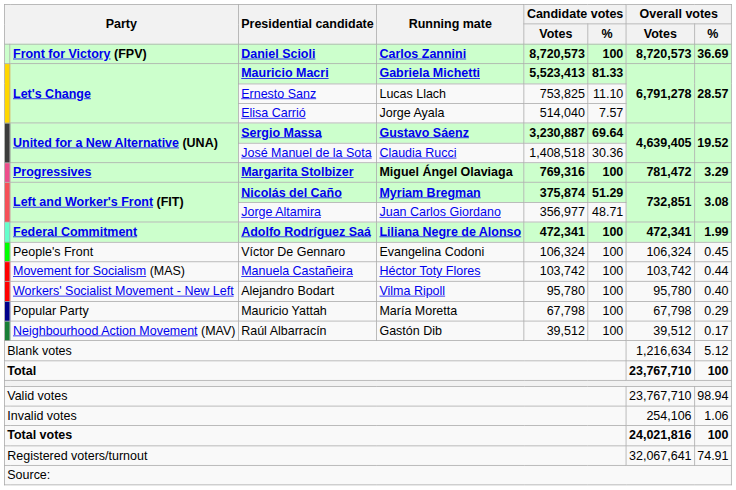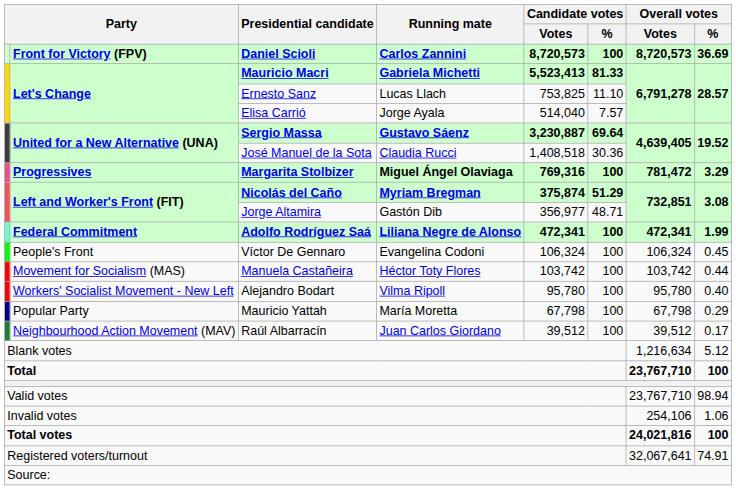(440, 212) Juan Carlos Giordano -> (411, 212) Gastón Dib
(411, 331) Gastón Dib -> (440, 331) Juan Carlos Giordano
